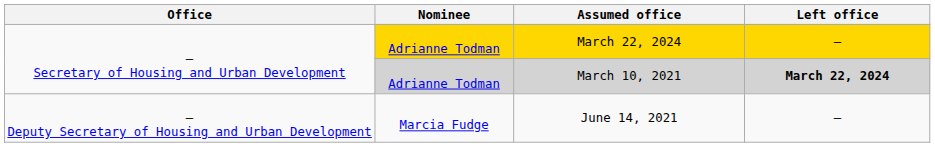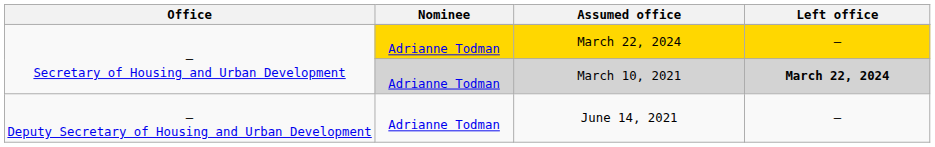(444, 125) Marcia Fudge -> (444, 125) Adrianne Todman
